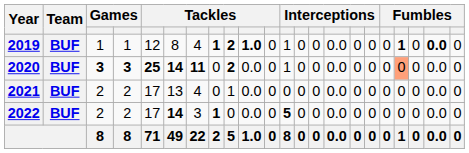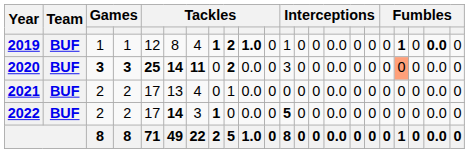(287, 68) 1 -> (287, 68) 3
